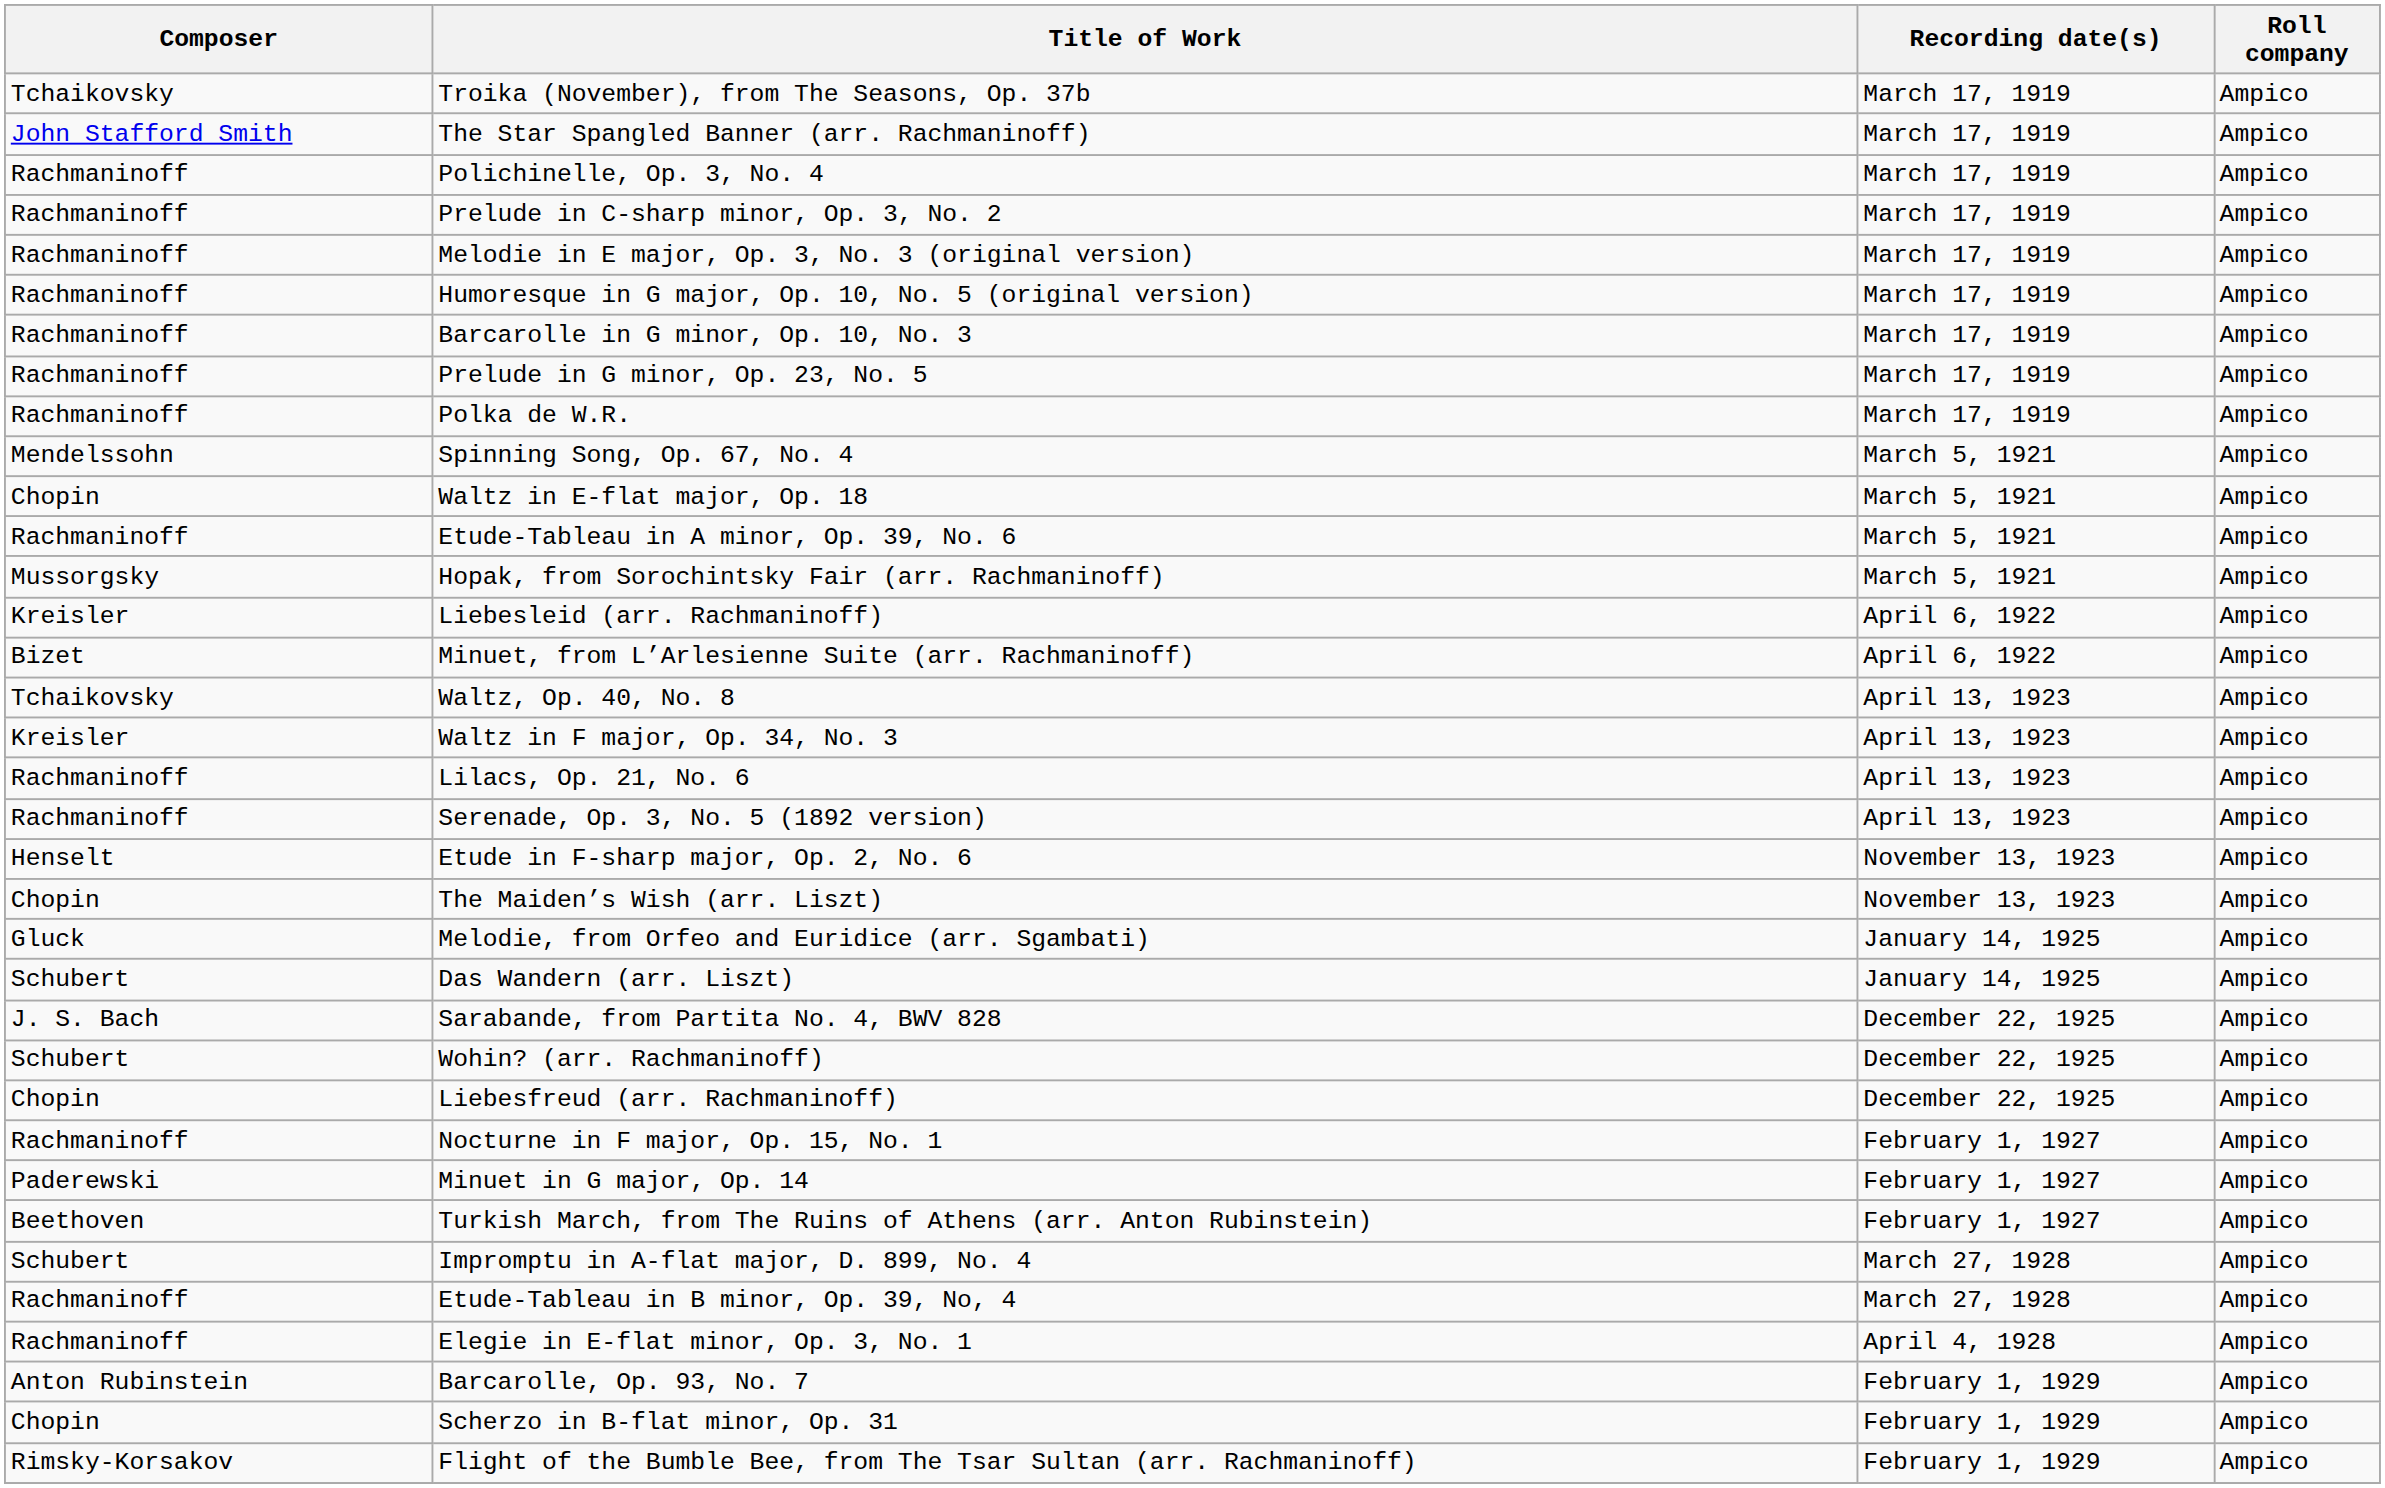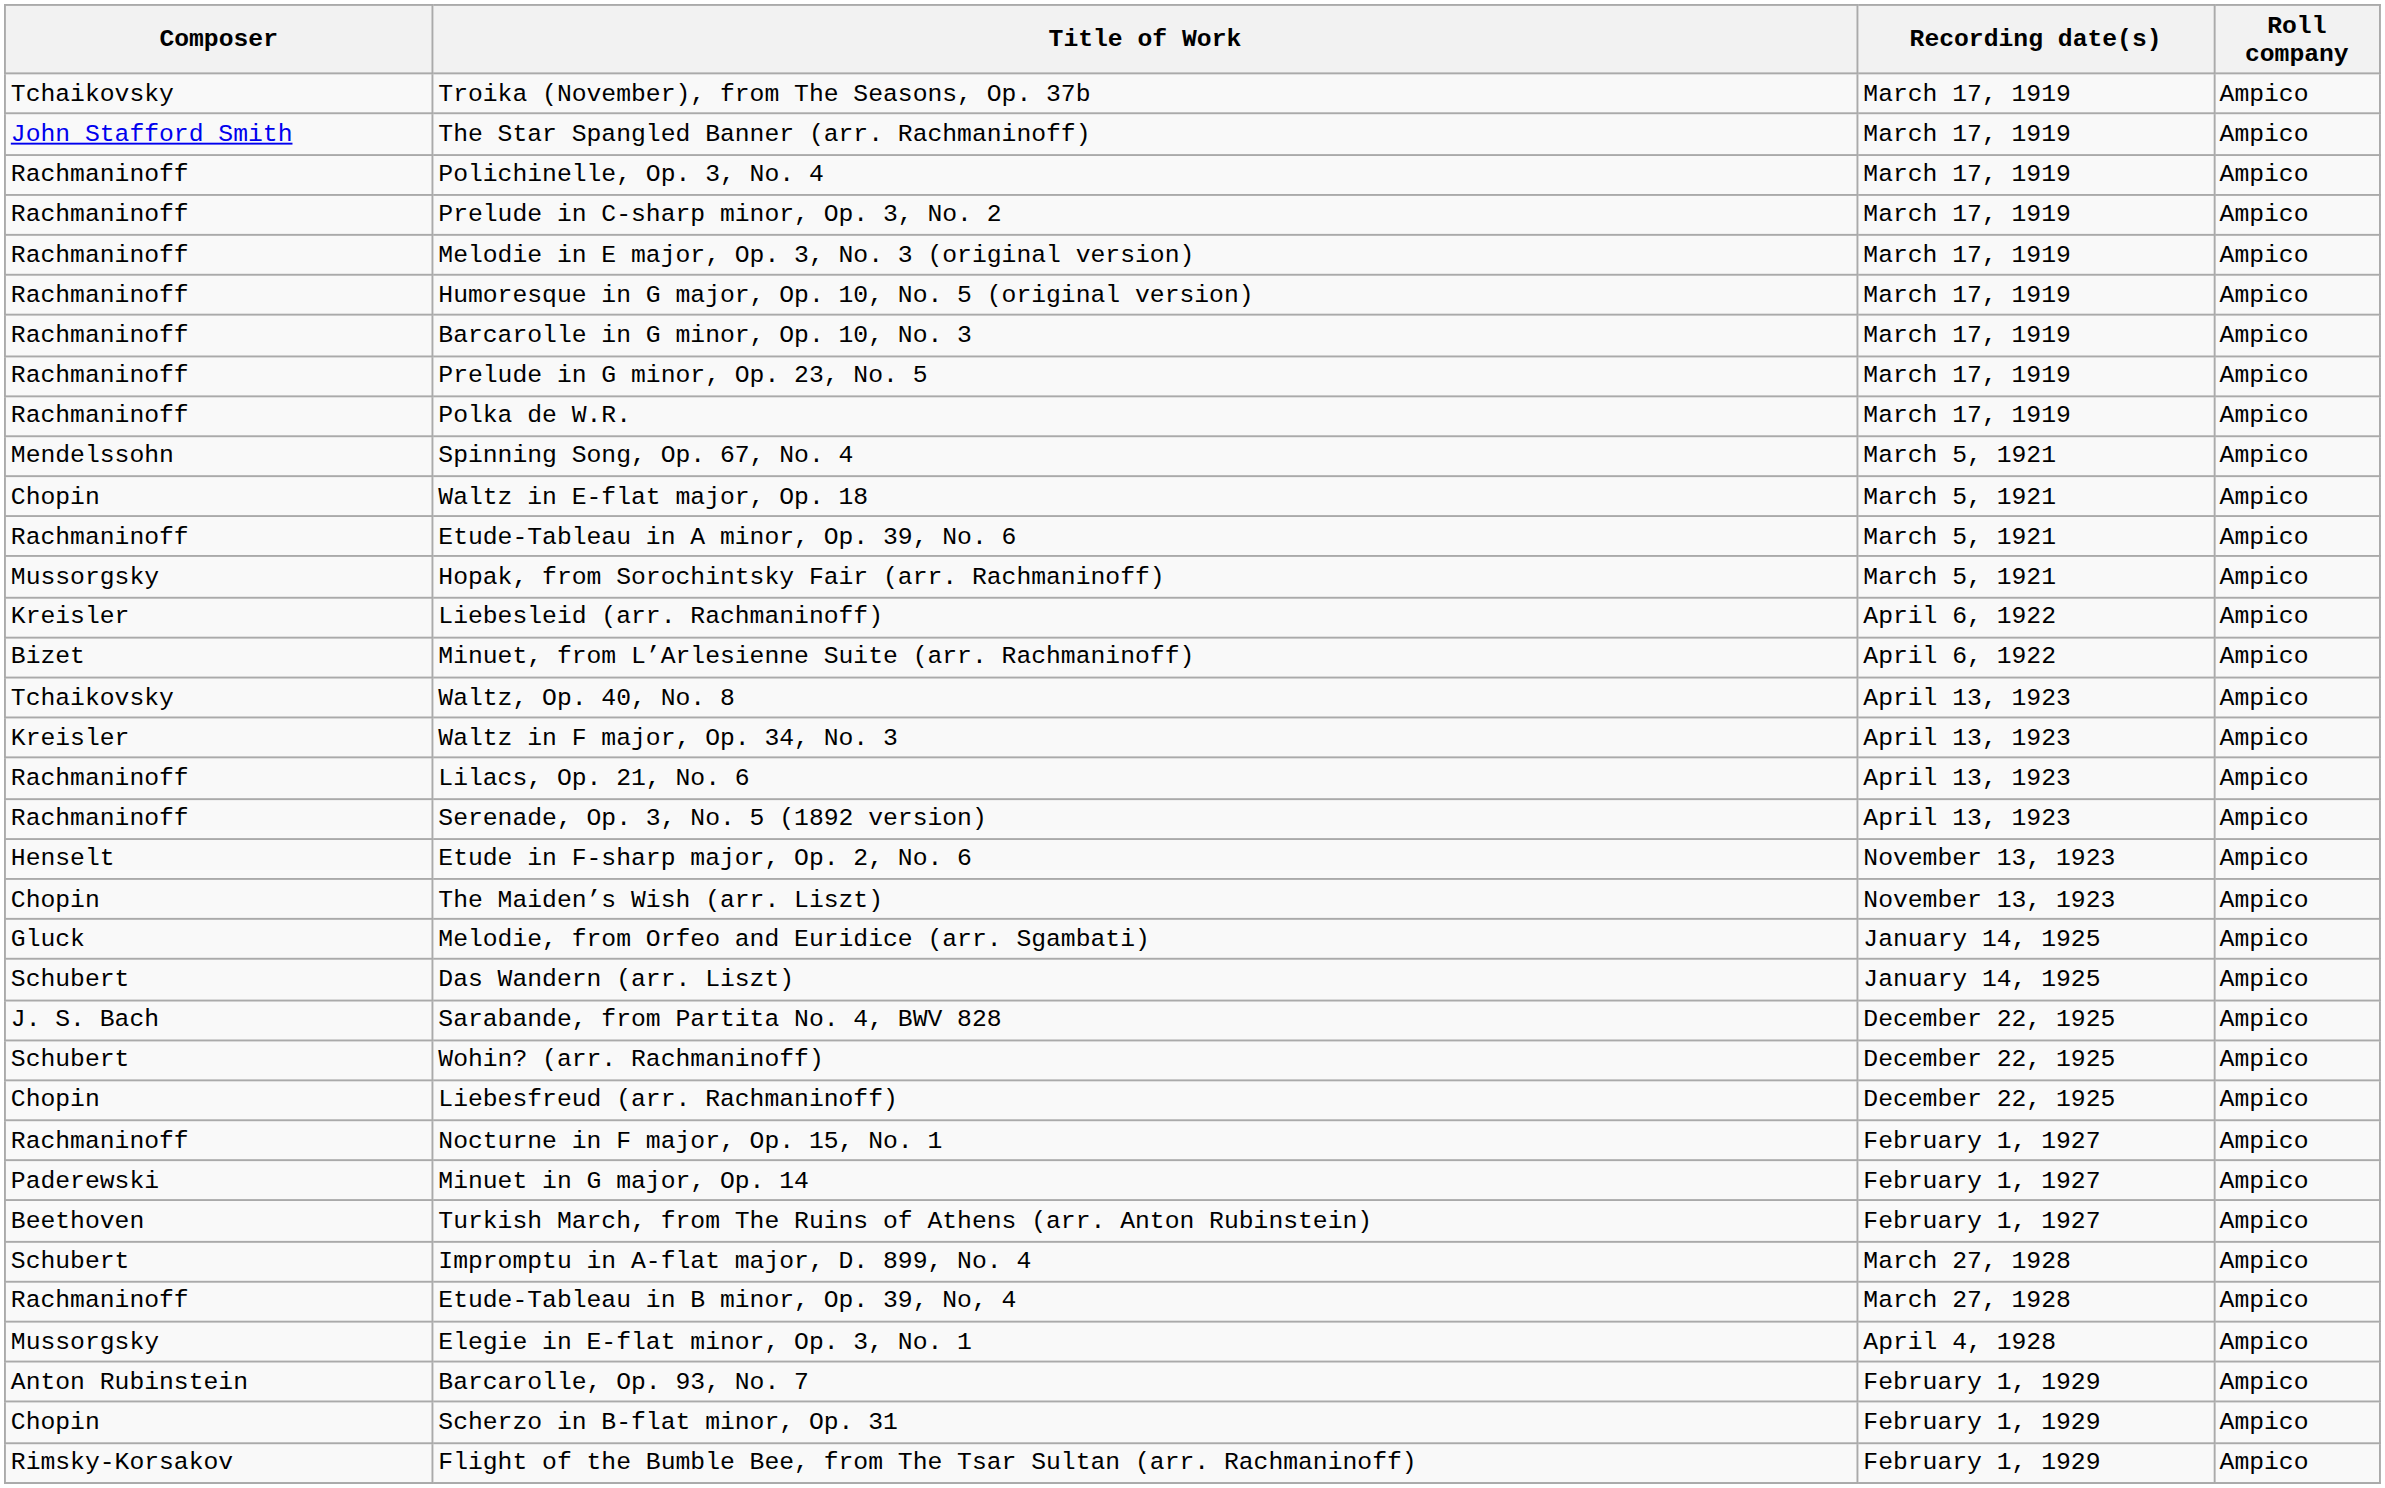(100, 1342) Rachmaninoff -> (85, 1342) Mussorgsky
